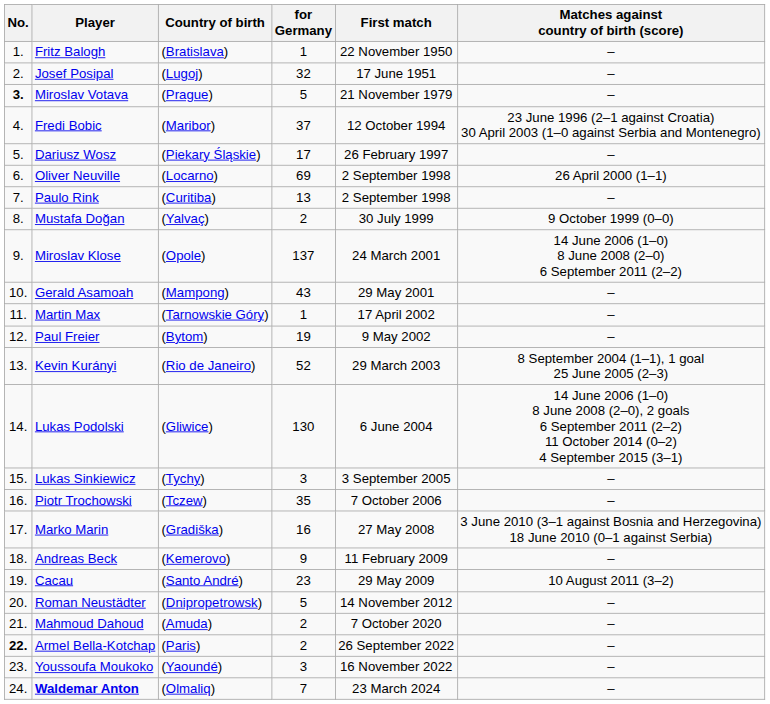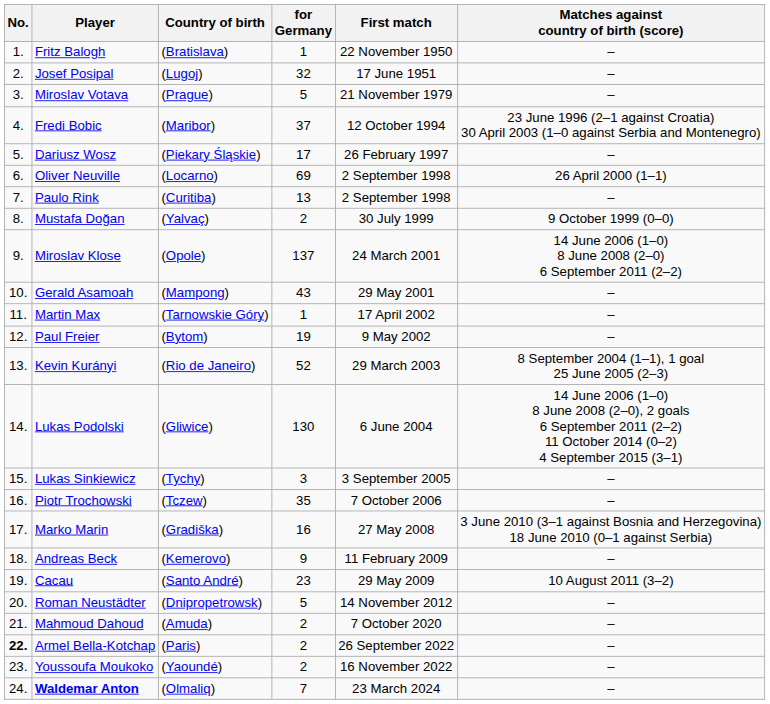(18, 95) bold -> (18, 95) normal
(303, 667) 3 -> (303, 667) 2
